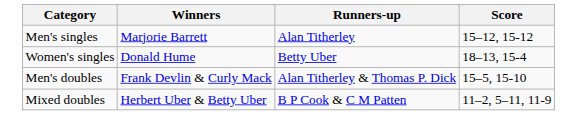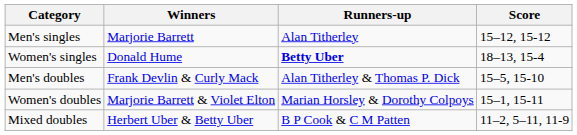(307, 57) normal -> (312, 57) bold
+ row: (55, 99)
